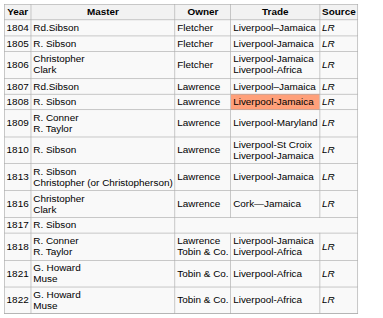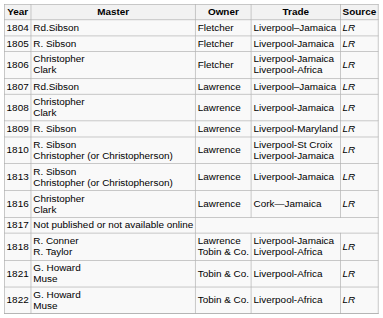(55, 102) R. Sibson -> (59, 107) Christopher Clark
(273, 102) lightsalmon background -> (294, 107) no background
(56, 123) R. Conner R. Taylor -> (55, 129) R. Sibson
(55, 150) R. Sibson -> (103, 150) R. Sibson Christopher (or Christopherson)
(55, 225) R. Sibson -> (113, 225) Not published or not available online
